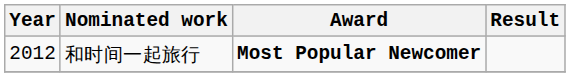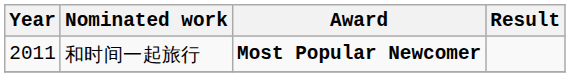(33, 54) 2012 -> (33, 54) 2011
